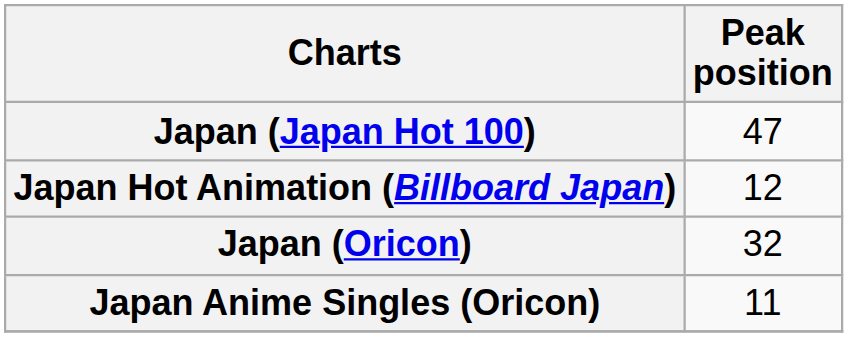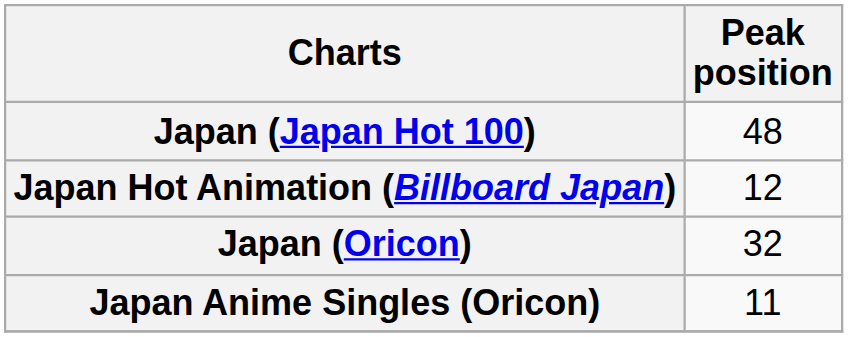(763, 130) 47 -> (763, 130) 48
